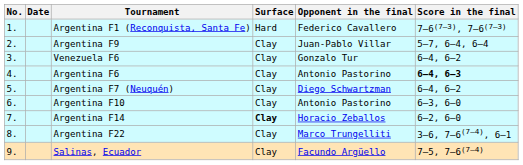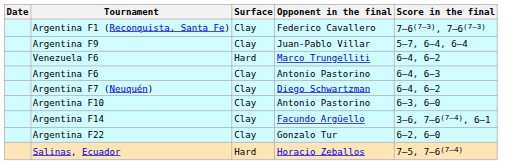- column: (15, 12)
(266, 28) Hard -> (245, 28) Clay
(266, 59) Clay -> (245, 59) Hard
(328, 59) Gonzalo Tur -> (324, 59) Marco Trungelliti
(439, 73) bold -> (418, 73) normal
(266, 118) bold -> (245, 119) normal
(342, 118) Horacio Zeballos -> (321, 119) Facundo Argüello
(439, 118) 6–2, 6–0 -> (443, 119) 3–6, 7–6(7–4), 6–1
(344, 134) Marco Trungelliti -> (307, 135) Gonzalo Tur
(464, 134) 3–6, 7–6(7–4), 6–1 -> (418, 135) 6–2, 6–0
(266, 151) Clay -> (245, 151) Hard
(342, 151) Facundo Argüello -> (321, 151) Horacio Zeballos
